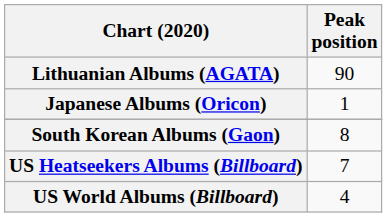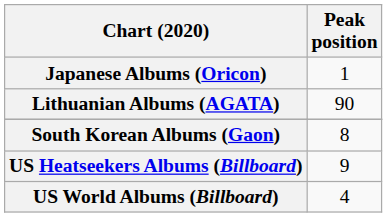rows swapped: (156, 72) <-> (156, 103)
(345, 165) 7 -> (345, 165) 9
